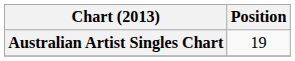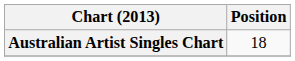(259, 42) 19 -> (259, 42) 18
